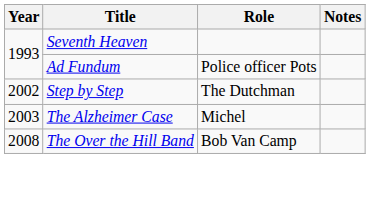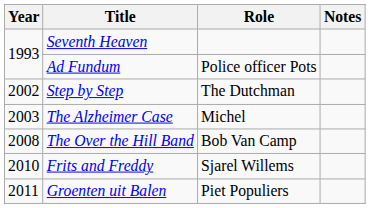+ row: (100, 166)
+ row: (106, 191)
